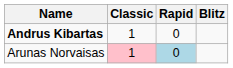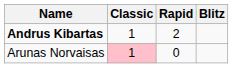(176, 33) 0 -> (176, 33) 2
(176, 53) lightblue background -> (176, 53) no background
